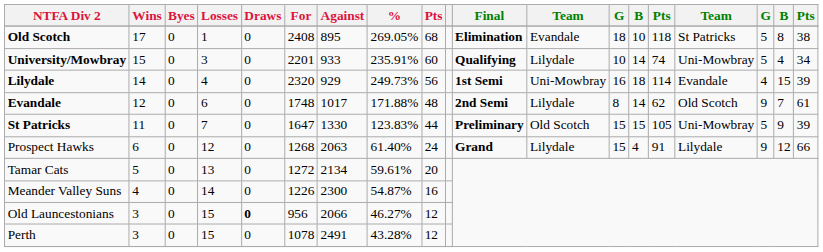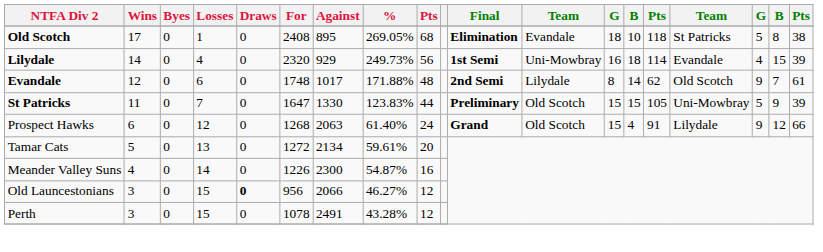- row: (67, 59)
(552, 147) Lilydale -> (555, 125) Old Scotch
